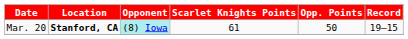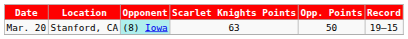(84, 27) bold -> (84, 27) normal
(234, 27) 61 -> (234, 27) 63
